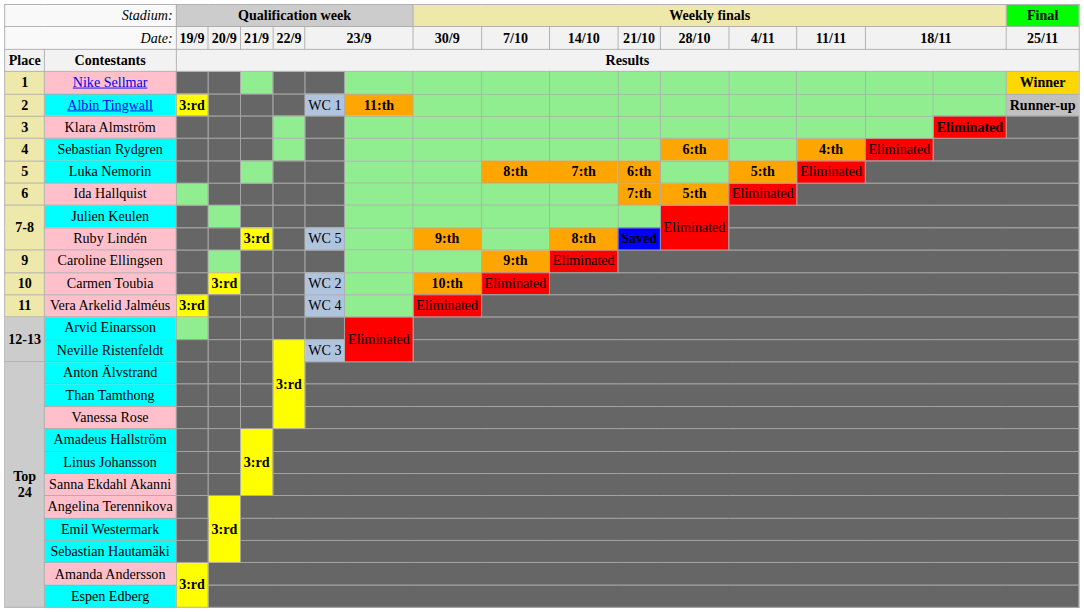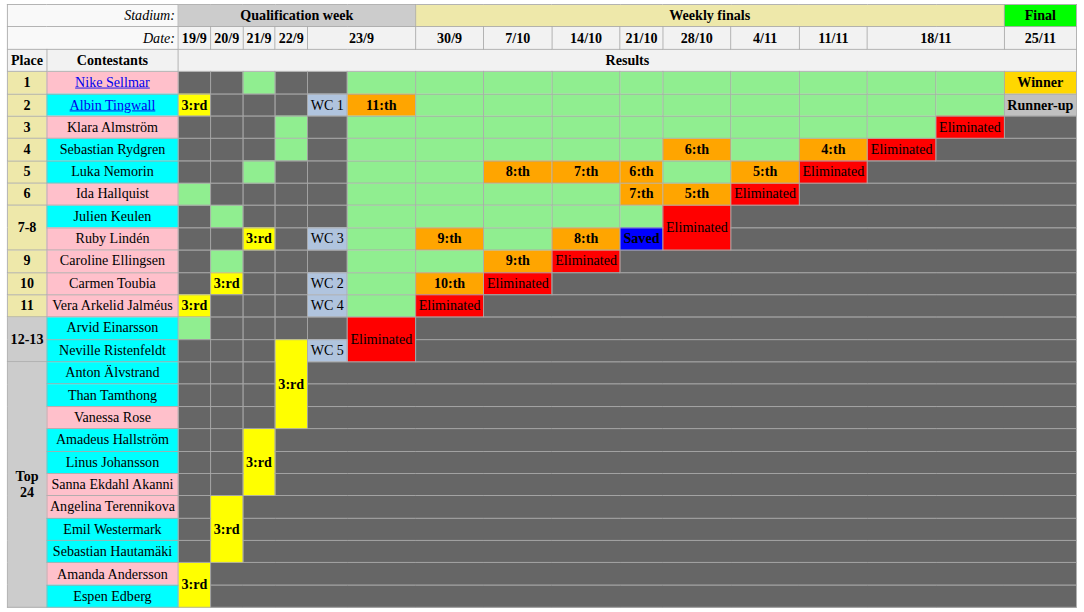(970, 127) bold -> (970, 127) normal
(325, 238) WC 5 -> (327, 238) WC 3
(325, 350) WC 3 -> (327, 350) WC 5
